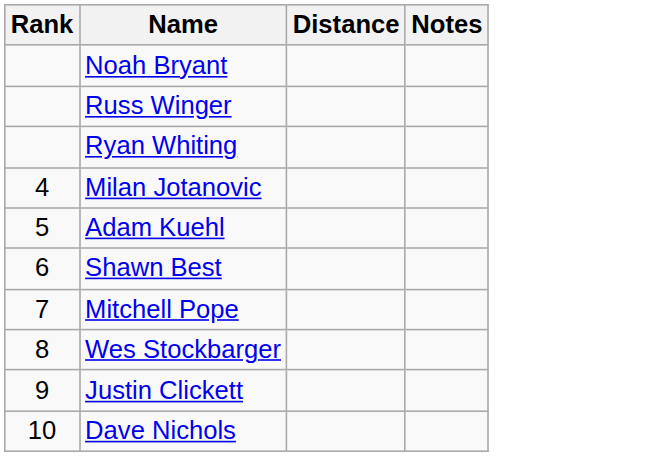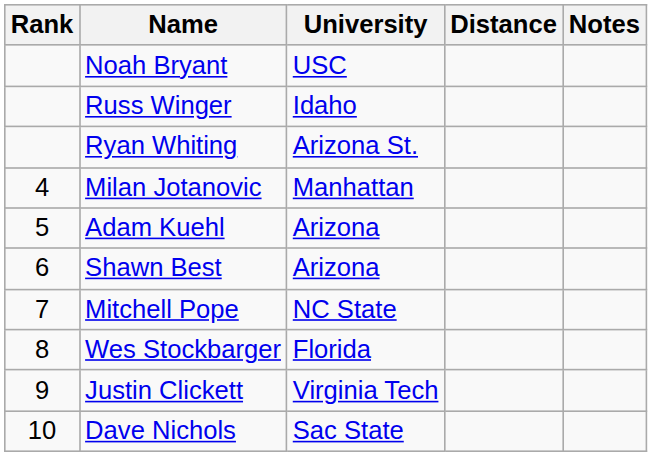+ column: (366, 24)
